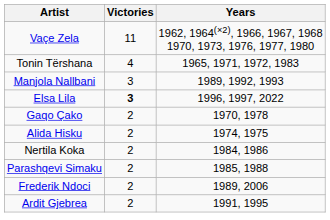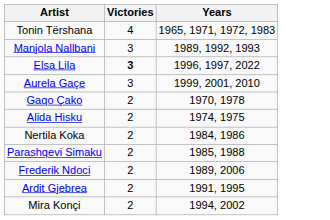- row: (54, 38)
+ row: (54, 83)
+ row: (54, 205)
